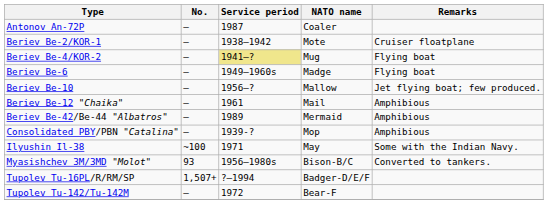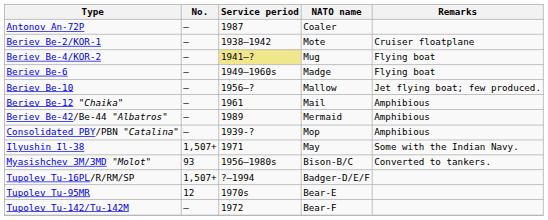(194, 147) ~100 -> (200, 147) 1,507+
+ row: (48, 192)
